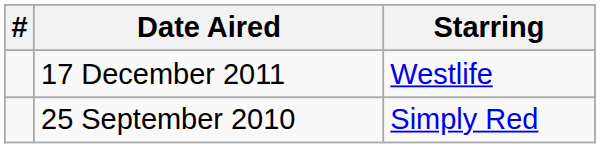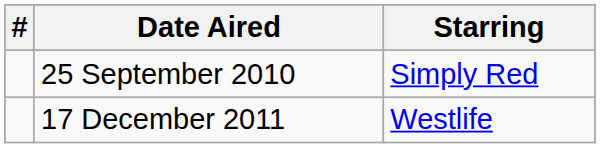rows swapped: (168, 119) <-> (163, 73)
